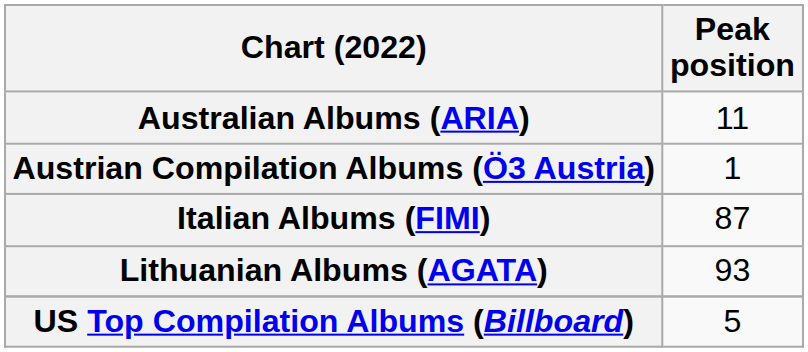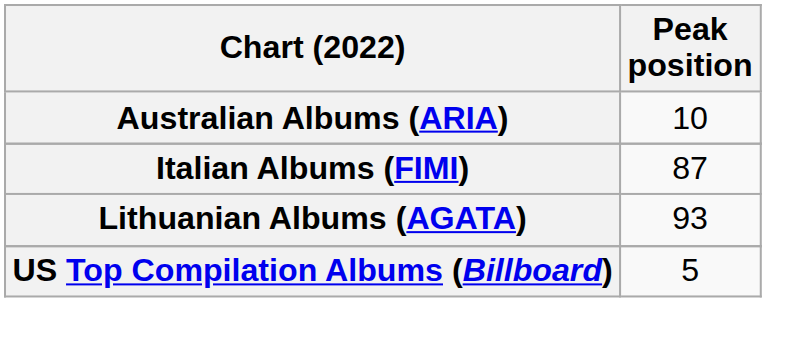(732, 117) 11 -> (690, 117) 10
- row: (334, 168)
